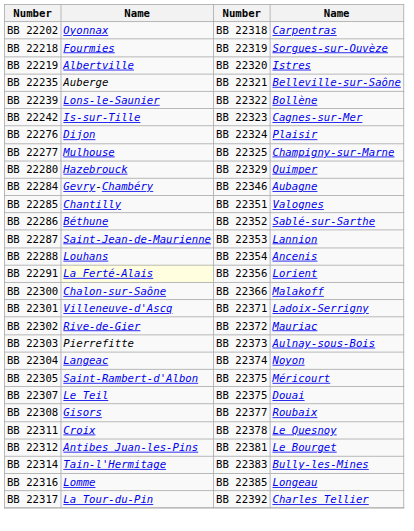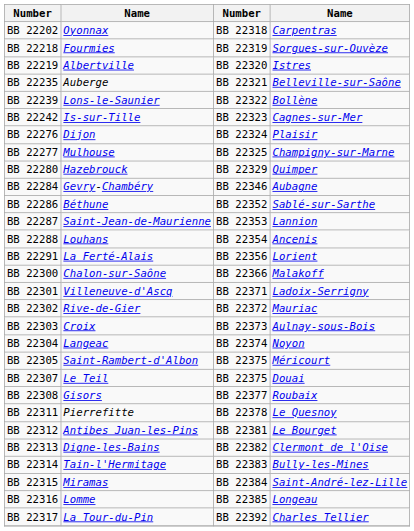- row: (33, 204)
(108, 274) lightyellow background -> (108, 256) no background
(99, 343) Pierrefitte -> (79, 326) Croix
(79, 430) Croix -> (99, 413) Pierrefitte
+ row: (33, 447)
+ row: (33, 482)
